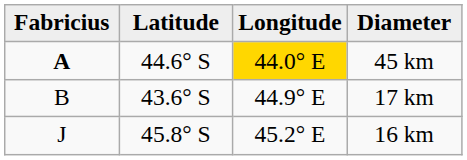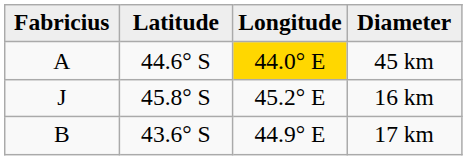(62, 60) bold -> (62, 60) normal
rows swapped: (404, 97) <-> (404, 135)
